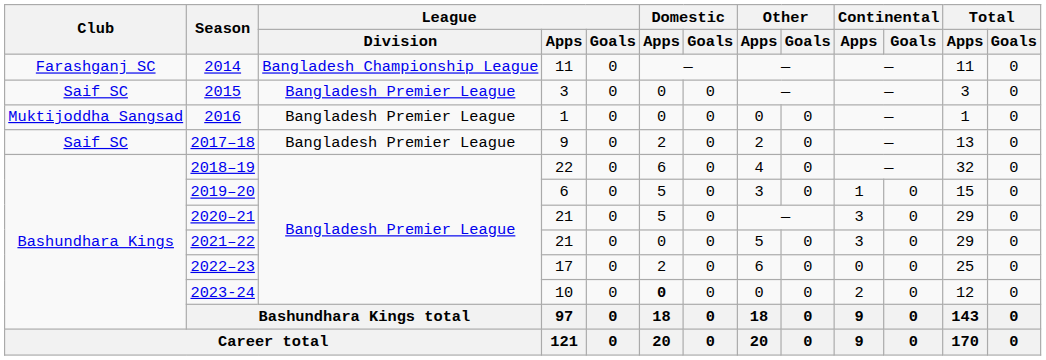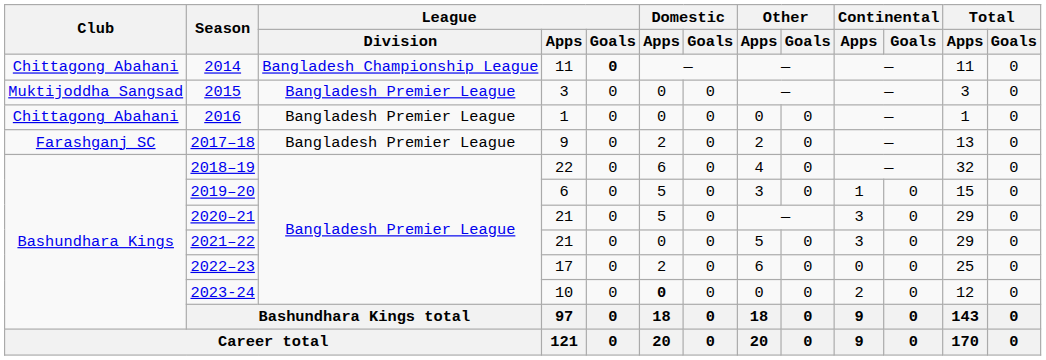(96, 67) Farashganj SC -> (96, 67) Chittagong Abahani
(613, 67) normal -> (613, 67) bold
(96, 92) Saif SC -> (96, 92) Muktijoddha Sangsad
(96, 117) Muktijoddha Sangsad -> (96, 117) Chittagong Abahani
(96, 142) Saif SC -> (96, 142) Farashganj SC
